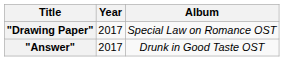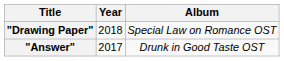(110, 30) 2017 -> (110, 30) 2018
